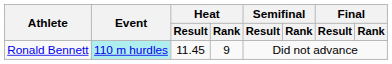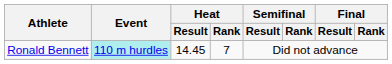(191, 50) 11.45 -> (191, 50) 14.45
(227, 50) 9 -> (227, 50) 7
